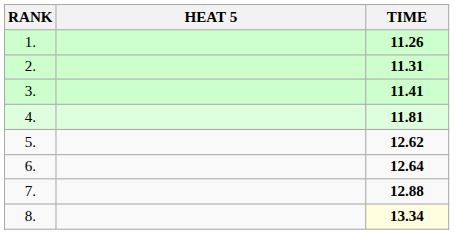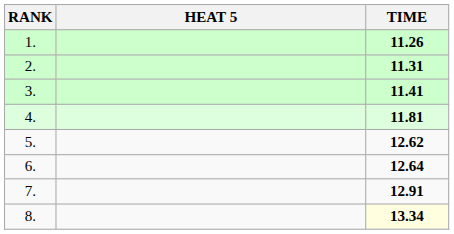(407, 191) 12.88 -> (407, 191) 12.91
